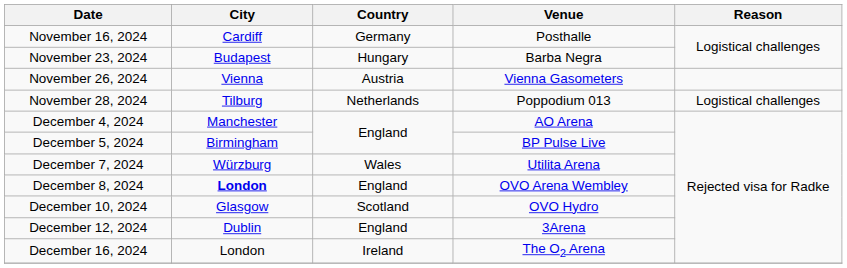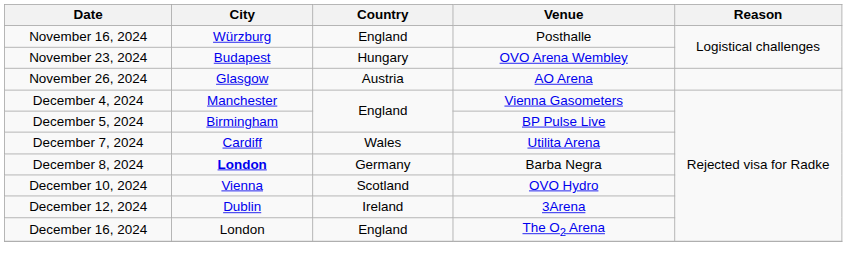(242, 36) Cardiff -> (242, 36) Würzburg
(383, 36) Germany -> (383, 36) England
(564, 57) Barba Negra -> (564, 57) OVO Arena Wembley
(242, 79) Vienna -> (242, 79) Glasgow
(564, 79) Vienna Gasometers -> (564, 79) AO Arena
- row: (88, 100)
(564, 121) AO Arena -> (564, 100) Vienna Gasometers
(242, 164) Würzburg -> (242, 143) Cardiff
(383, 185) England -> (383, 164) Germany
(564, 185) OVO Arena Wembley -> (564, 164) Barba Negra
(242, 206) Glasgow -> (242, 185) Vienna
(383, 228) England -> (383, 206) Ireland
(383, 250) Ireland -> (383, 229) England
